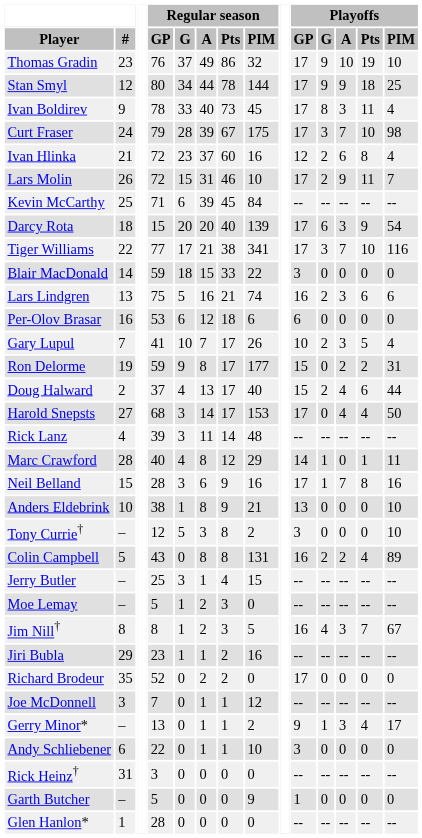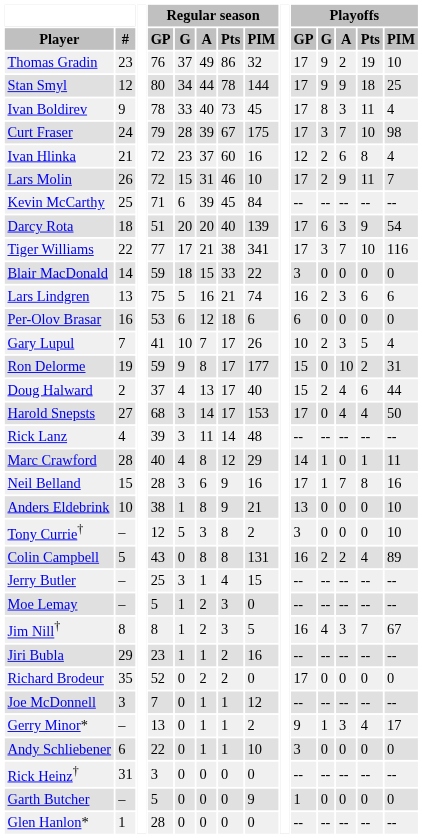(346, 62) 10 -> (343, 62) 2
(158, 226) 15 -> (158, 226) 51
(343, 366) 2 -> (346, 366) 10
